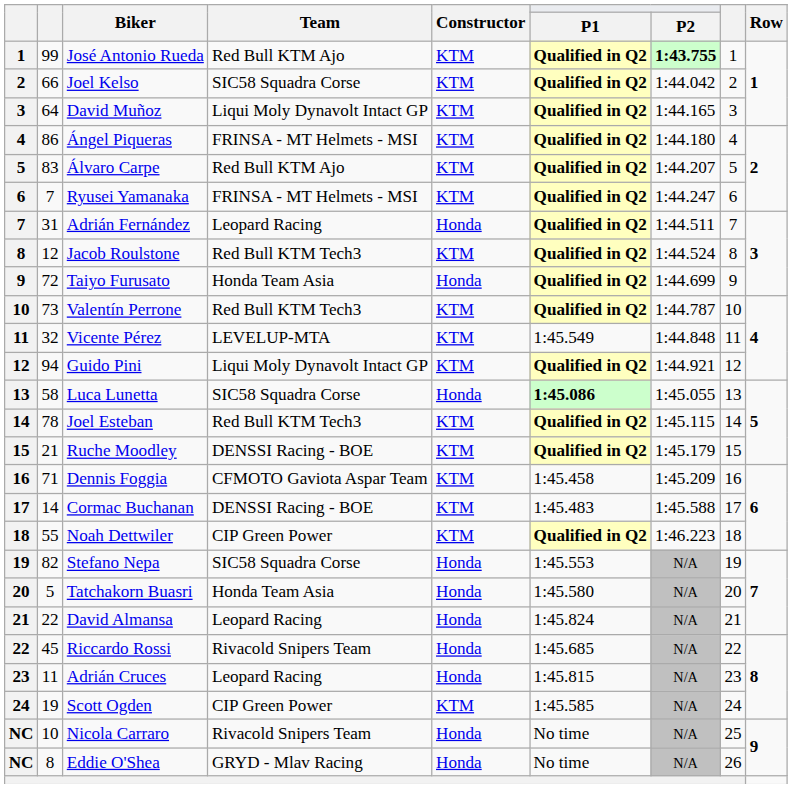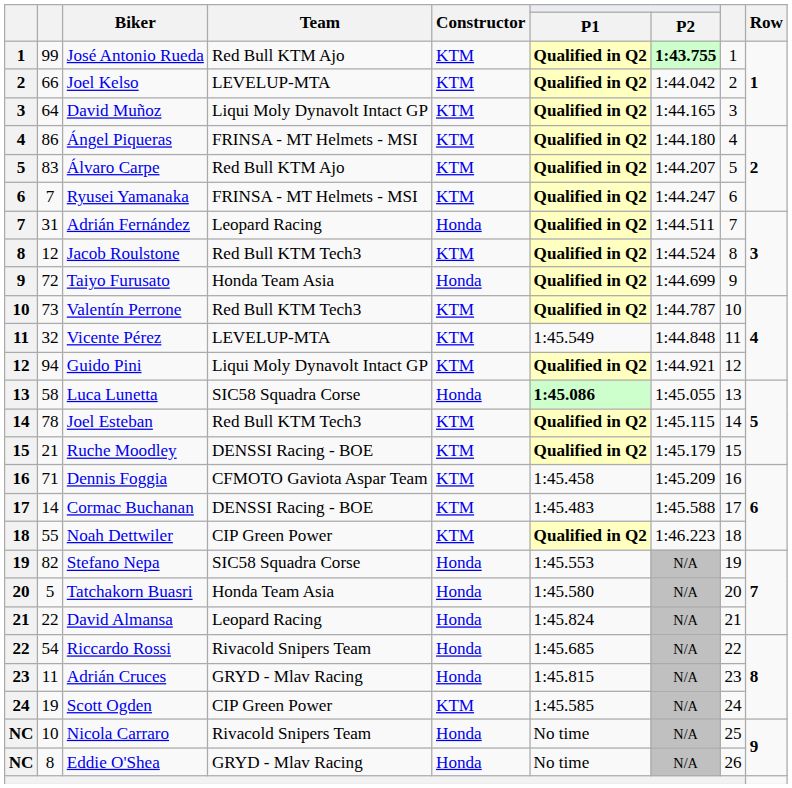(286, 82) SIC58 Squadra Corse -> (271, 82) LEVELUP-MTA
(50, 648) 45 -> (50, 648) 54
(267, 676) Leopard Racing -> (287, 676) GRYD - Mlav Racing
